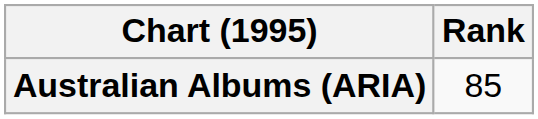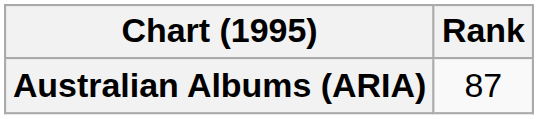(483, 85) 85 -> (483, 85) 87
